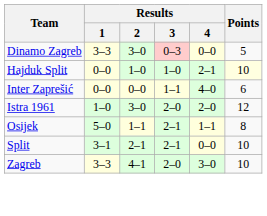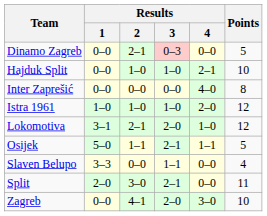(102, 51) 3–3 -> (102, 51) 0–0
(137, 51) 3–0 -> (137, 51) 2–1
(243, 70) lightyellow background -> (243, 70) no background
(172, 88) 1–1 -> (172, 88) 0–0
(243, 88) 6 -> (243, 88) 8
(137, 107) 3–0 -> (137, 107) 1–0
(172, 107) 2–0 -> (172, 107) 1–0
+ row: (36, 126)
(243, 126) 8 -> (243, 145) 5
+ row: (42, 164)
(102, 145) 3–1 -> (102, 182) 2–0
(137, 145) 2–1 -> (137, 182) 3–0
(243, 145) 10 -> (243, 182) 11
(102, 164) 3–3 -> (102, 201) 0–0
